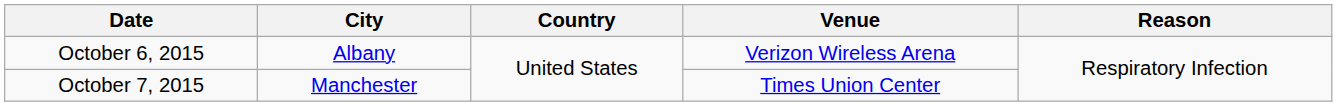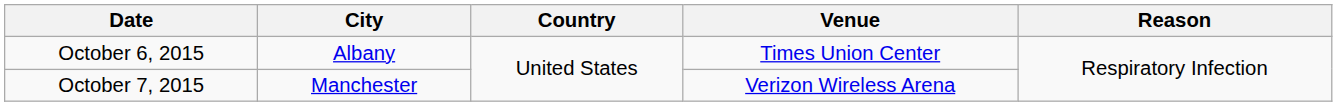(850, 52) Verizon Wireless Arena -> (850, 52) Times Union Center
(850, 85) Times Union Center -> (850, 85) Verizon Wireless Arena
